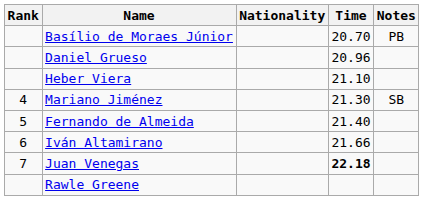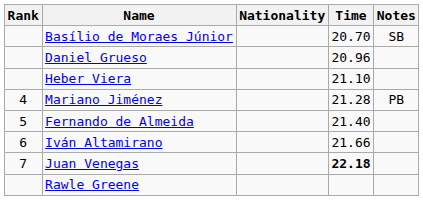(396, 36) PB -> (396, 36) SB
(351, 100) 21.30 -> (351, 100) 21.28
(396, 100) SB -> (396, 100) PB
